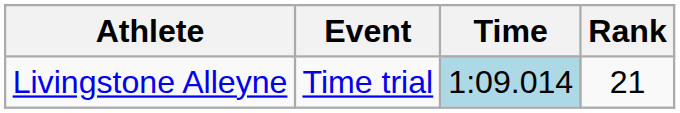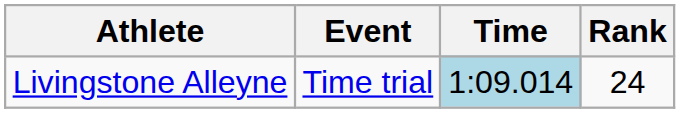(628, 82) 21 -> (628, 82) 24
